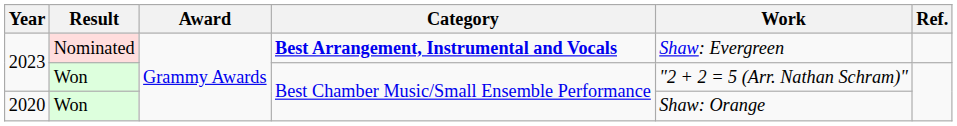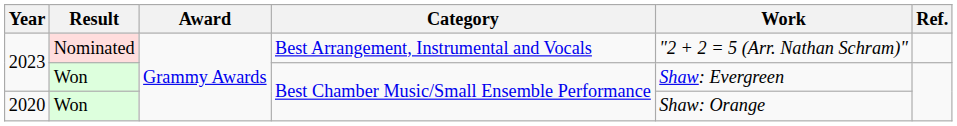(446, 47) bold -> (433, 47) normal
(722, 47) Shaw: Evergreen -> (784, 47) "2 + 2 = 5 (Arr. Nathan Schram)"
(784, 76) "2 + 2 = 5 (Arr. Nathan Schram)" -> (722, 76) Shaw: Evergreen
